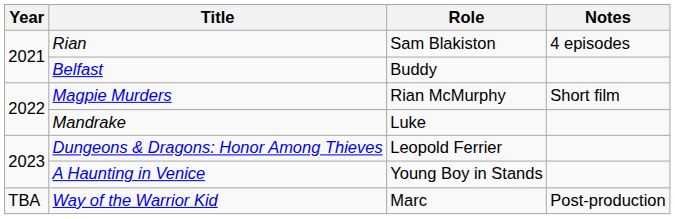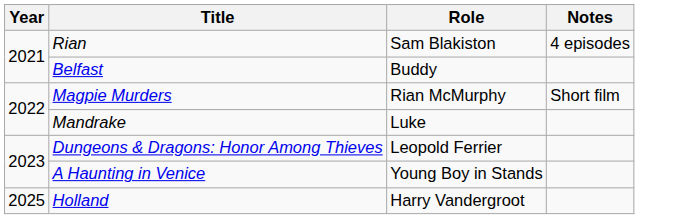+ row: (81, 200)
- row: (135, 200)
